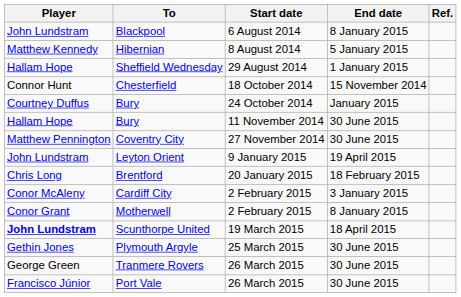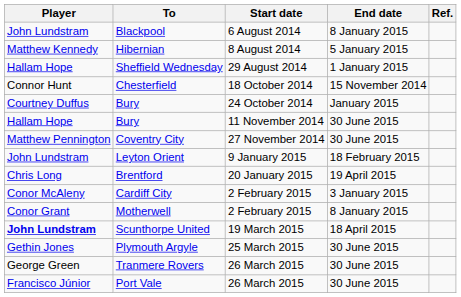(363, 157) 19 April 2015 -> (375, 157) 18 February 2015
(375, 175) 18 February 2015 -> (363, 175) 19 April 2015
